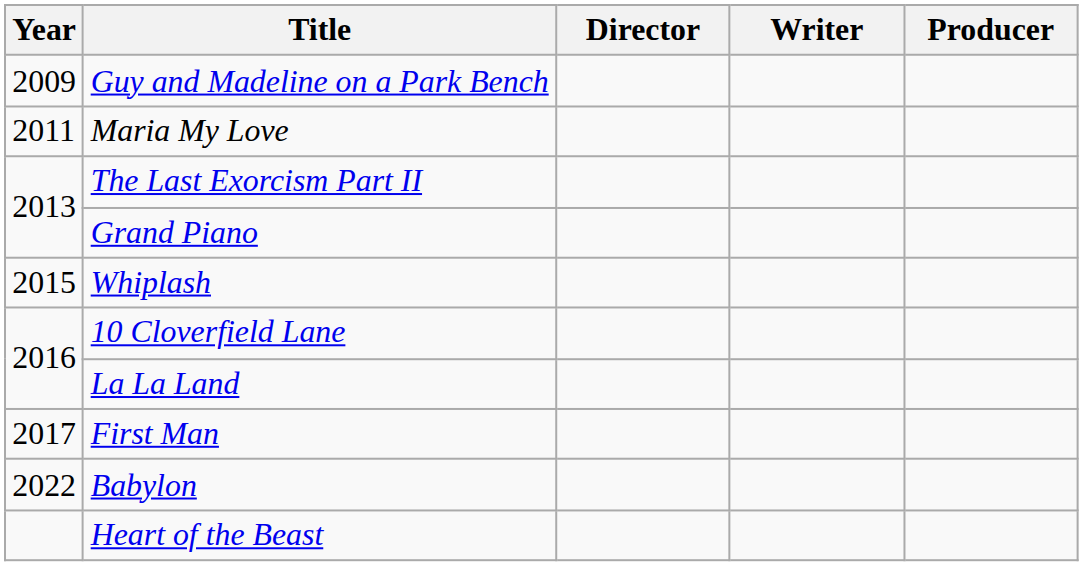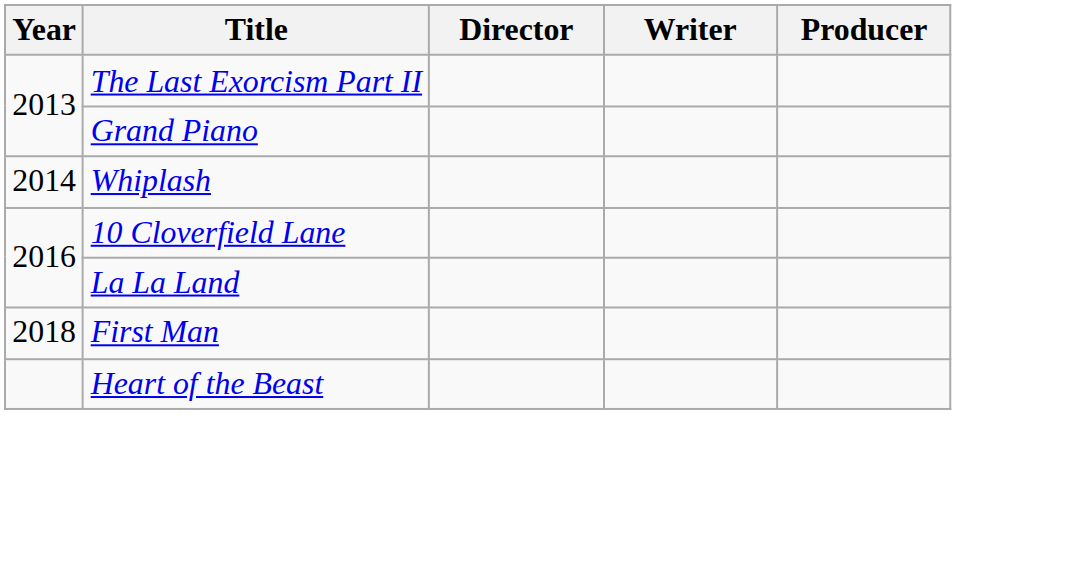- row: (320, 80)
- row: (190, 130)
(44, 282) 2015 -> (44, 181) 2014
(44, 433) 2017 -> (44, 332) 2018
- row: (144, 484)
